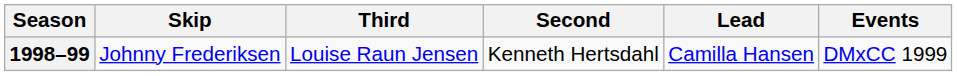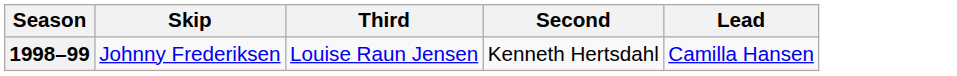- column: (885, 20)
